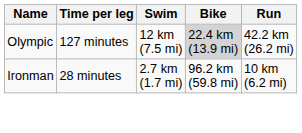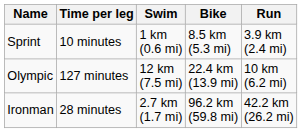+ row: (24, 41)
(213, 41) lightgrey background -> (213, 75) no background
(269, 41) 42.2 km (26.2 mi) -> (265, 75) 10 km (6.2 mi)
(265, 75) 10 km (6.2 mi) -> (269, 110) 42.2 km (26.2 mi)
